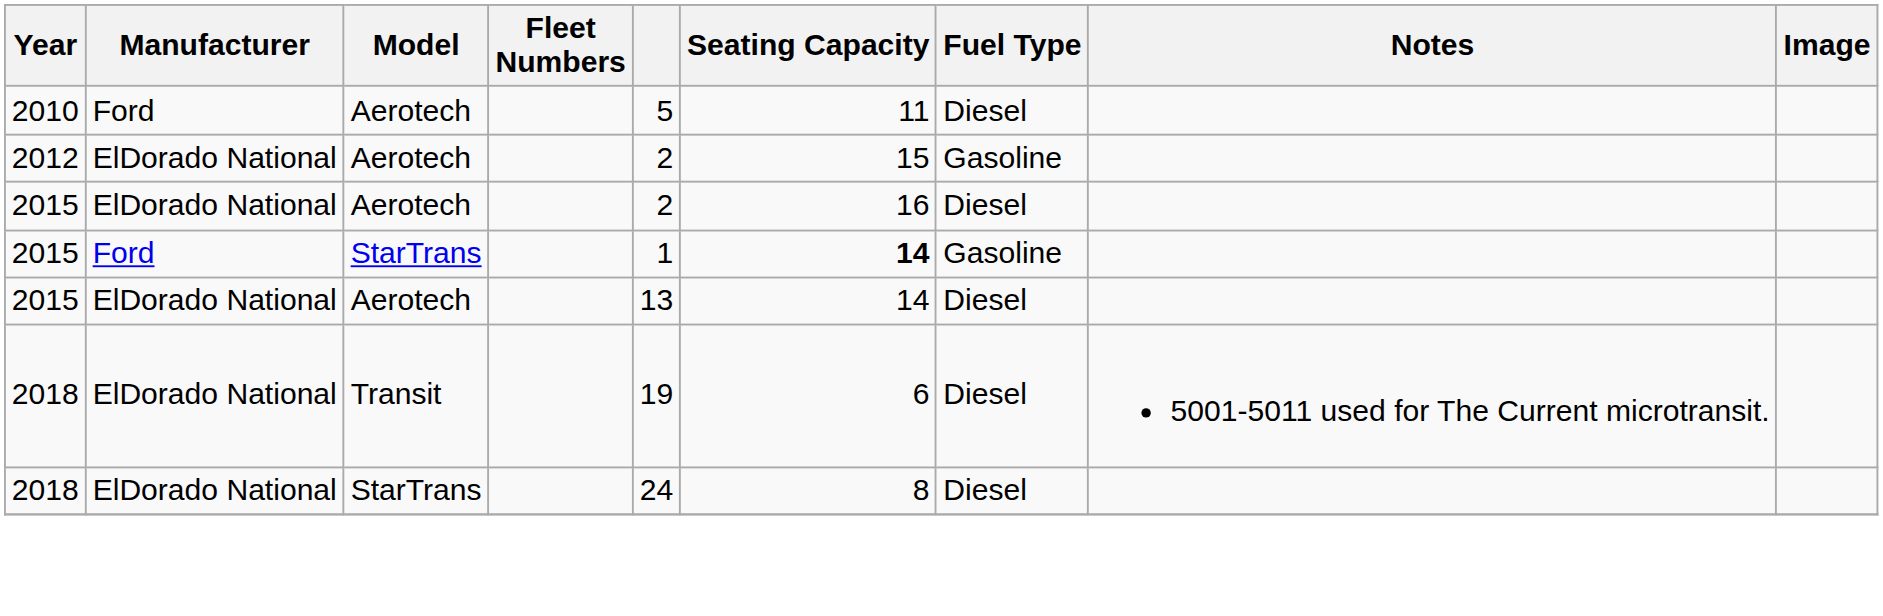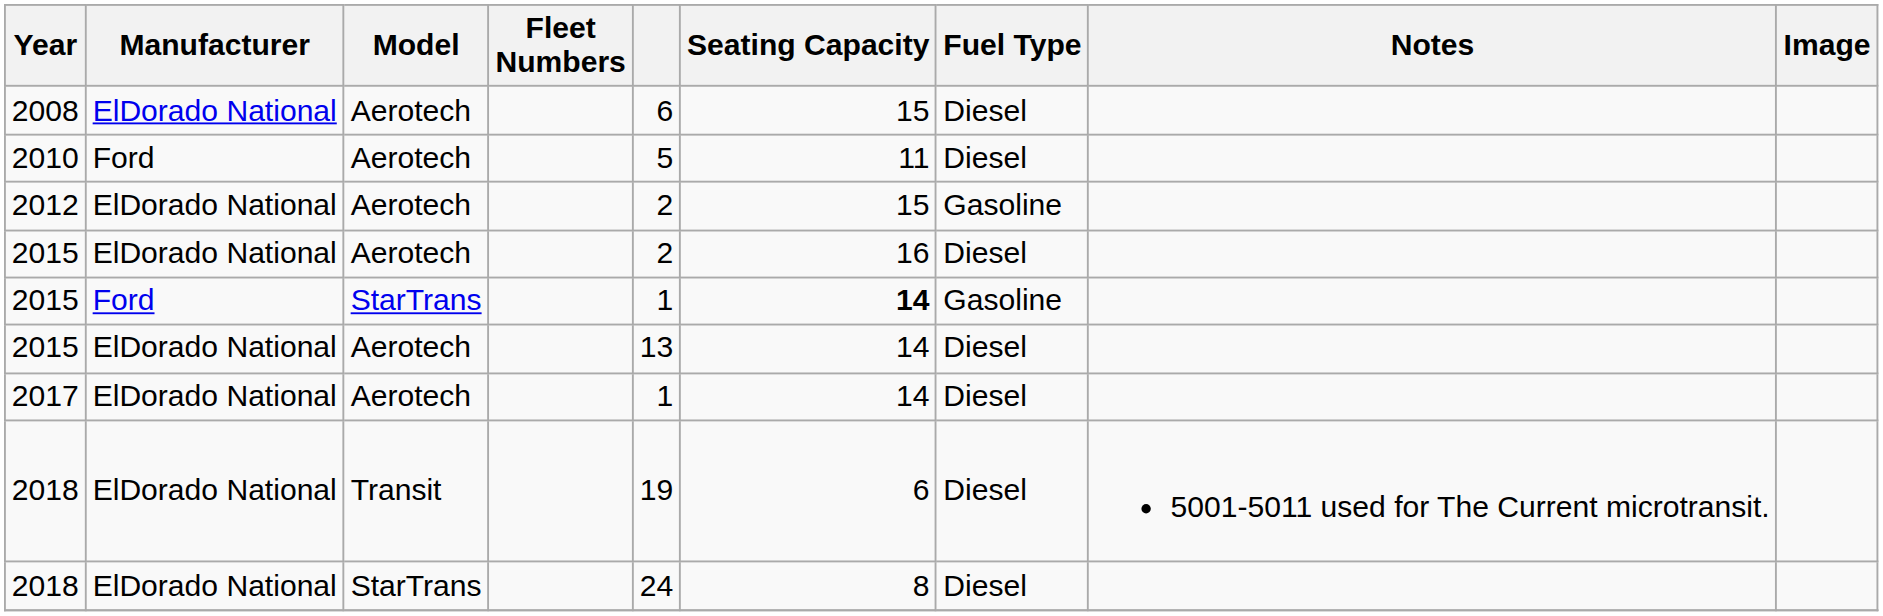+ row: (45, 109)
+ row: (45, 396)
